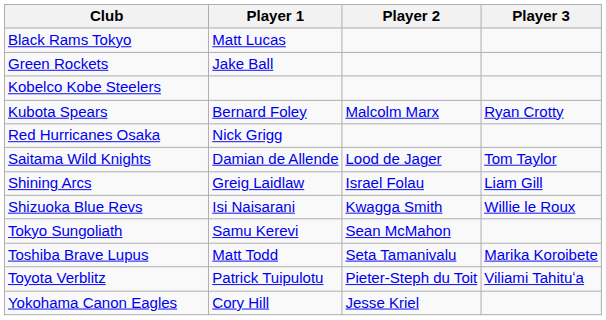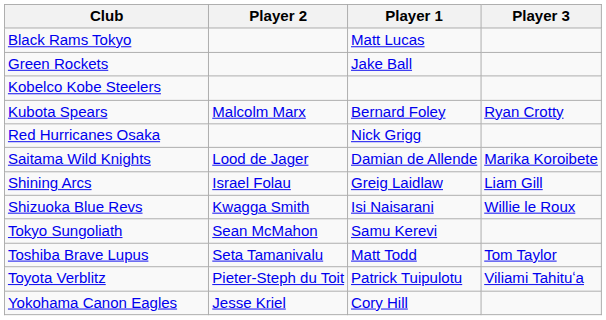columns swapped: (275, 16) <-> (411, 16)
(520, 159) Tom Taylor -> (541, 159) Marika Koroibete
(541, 254) Marika Koroibete -> (520, 254) Tom Taylor
